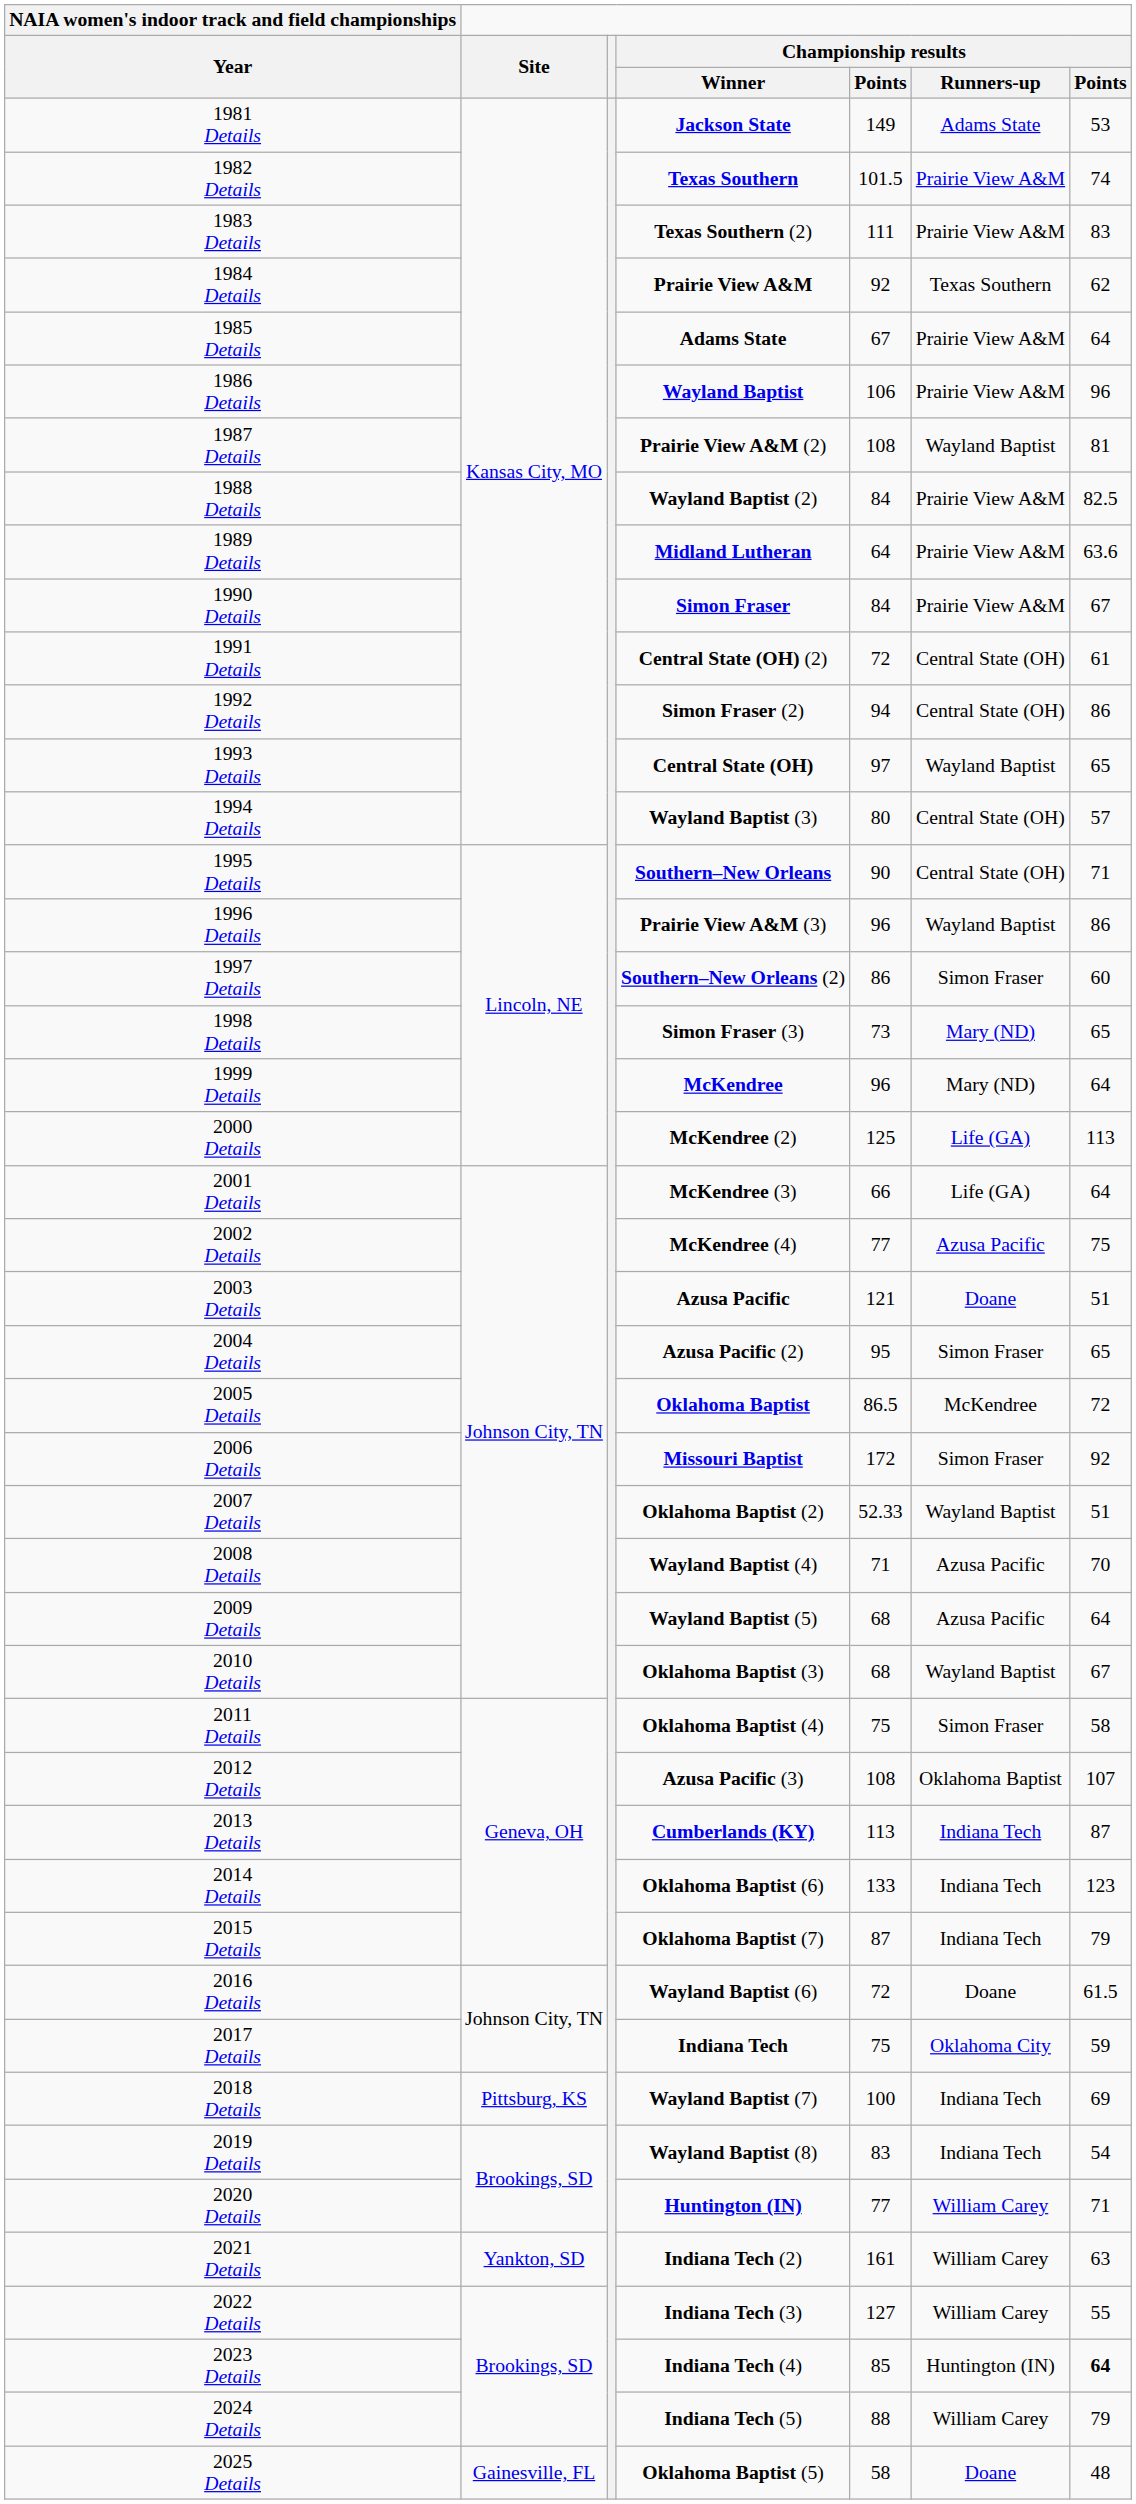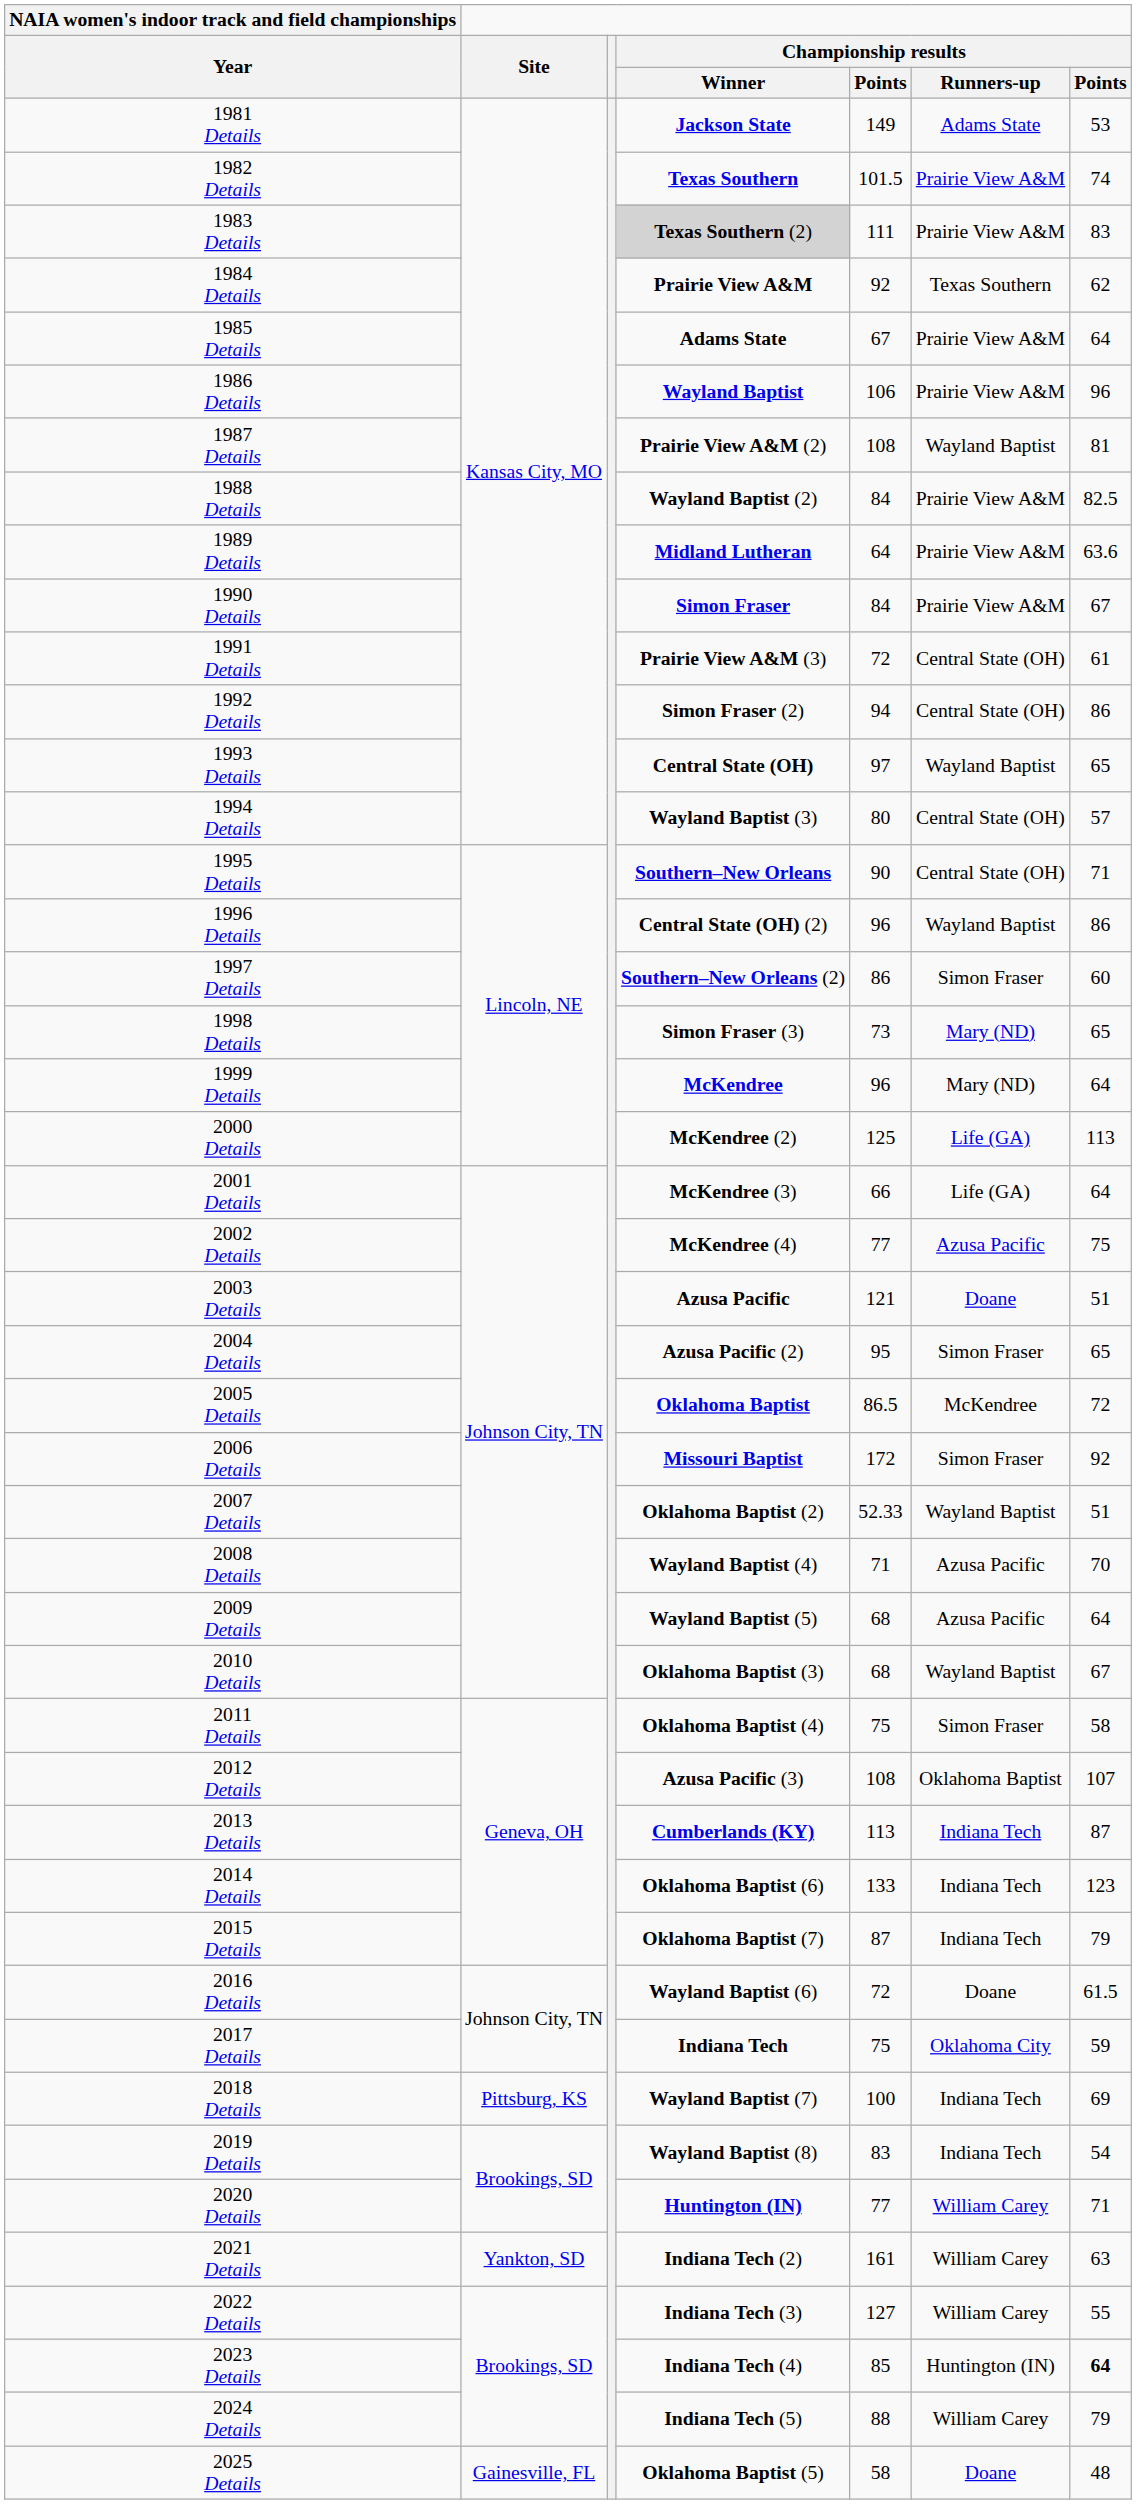(733, 231) no background -> (733, 231) lightgrey background
(733, 658) Central State (OH) (2) -> (733, 658) Prairie View A&M (3)
(733, 925) Prairie View A&M (3) -> (733, 925) Central State (OH) (2)
